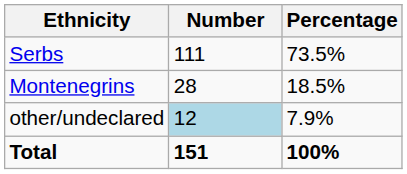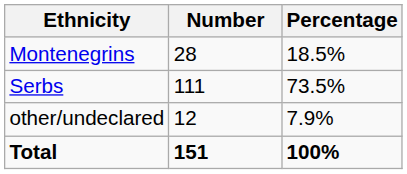rows swapped: (36, 53) <-> (72, 86)
(185, 119) lightblue background -> (185, 119) no background
